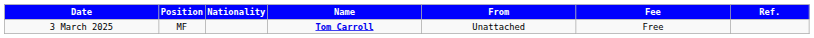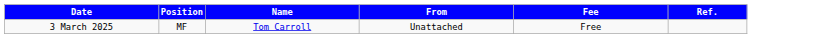- column: (236, 11)
(344, 26) bold -> (282, 26) normal
